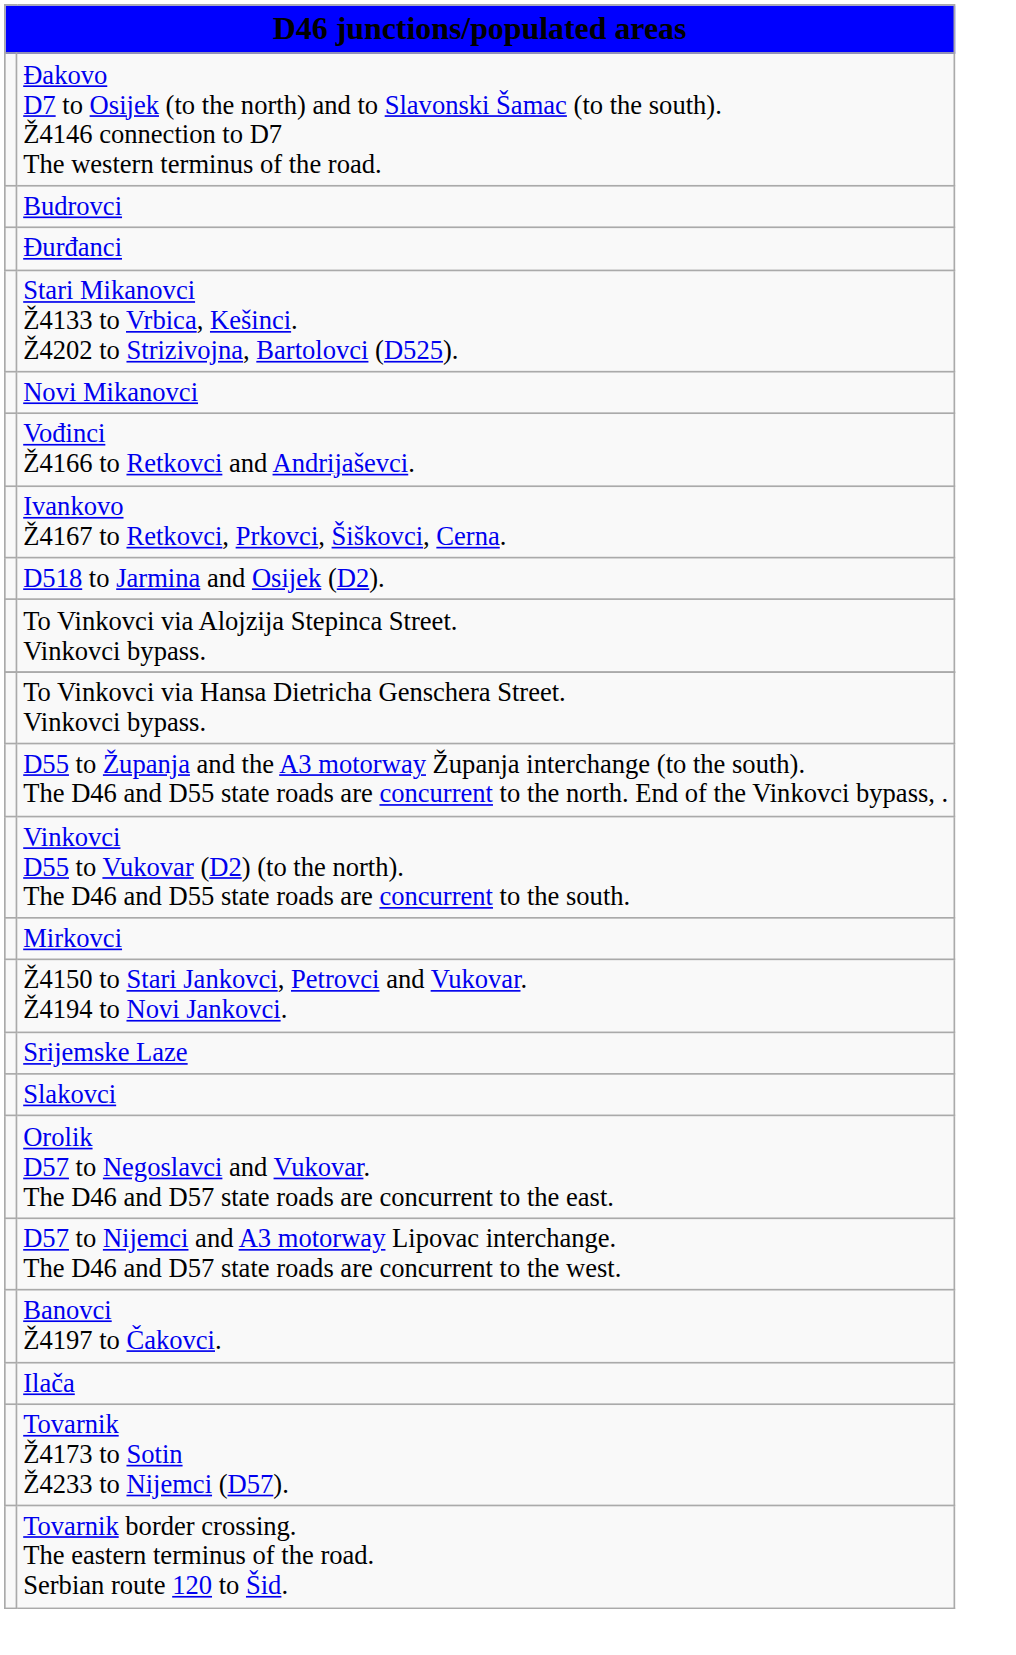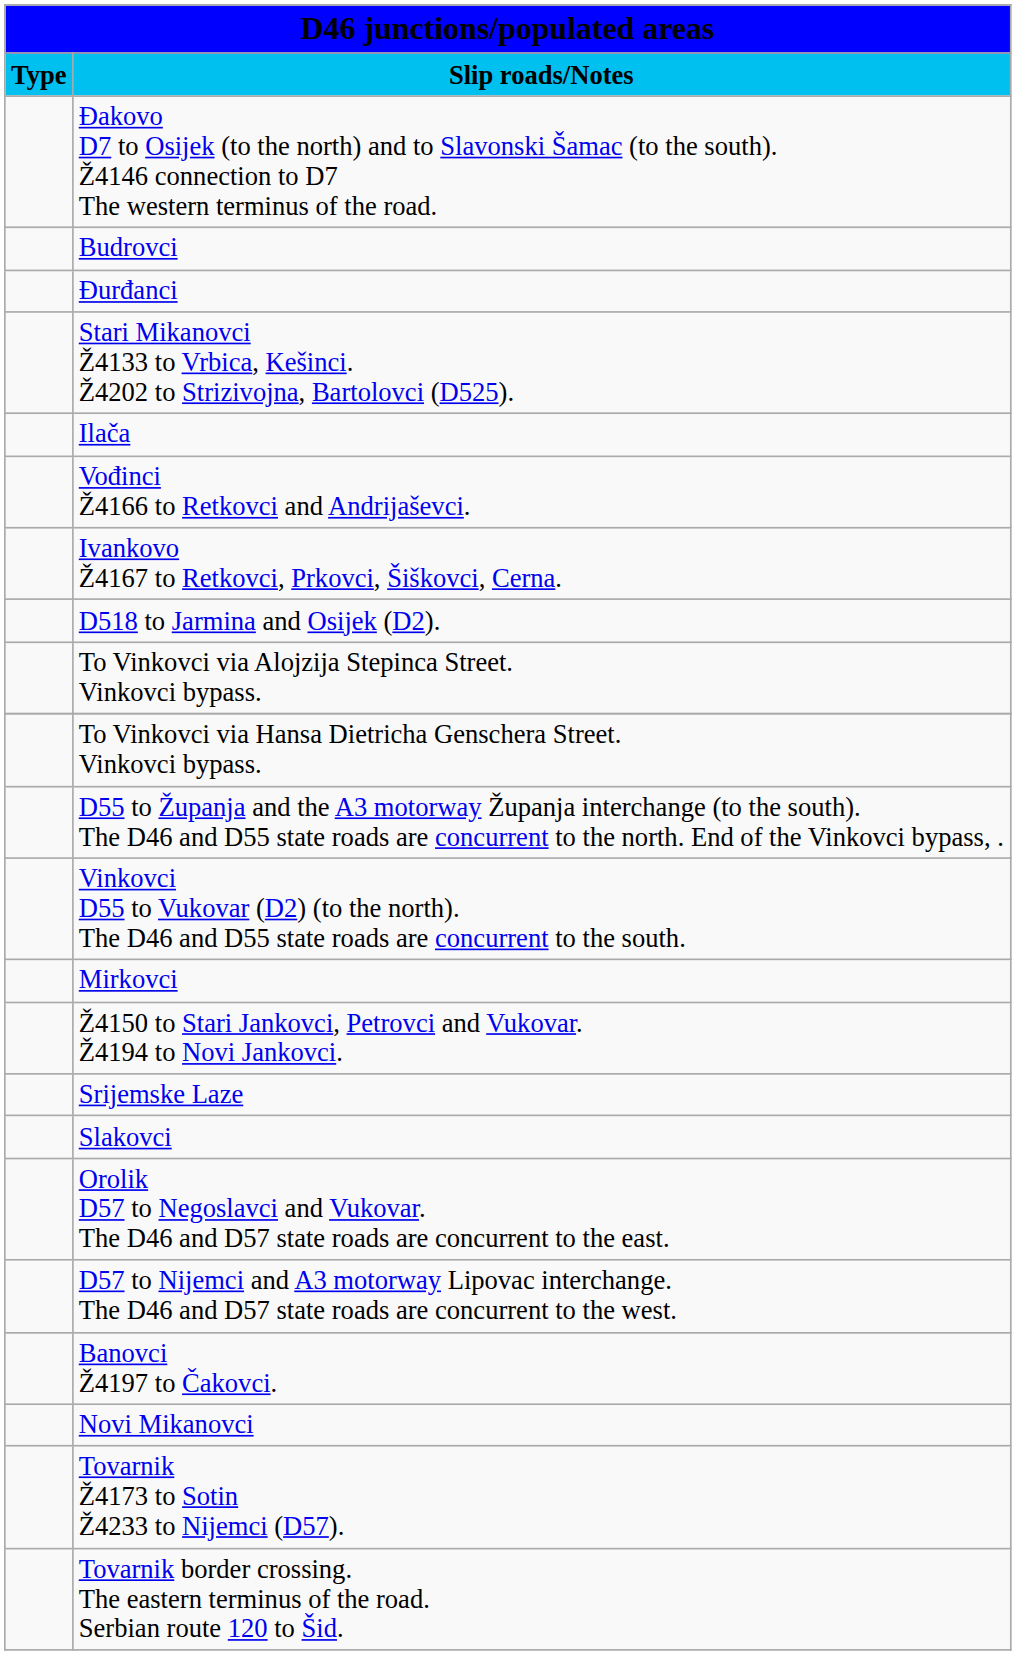+ row: (541, 74)
rows swapped: (111, 392) <-> (49, 1382)
